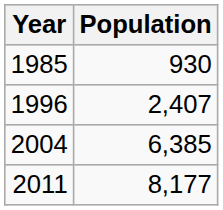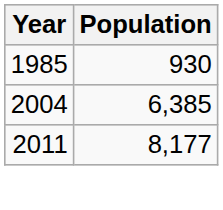- row: (39, 104)
